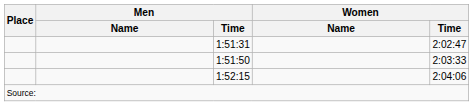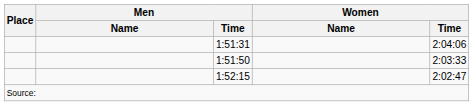(449, 45) 2:02:47 -> (449, 45) 2:04:06
(449, 77) 2:04:06 -> (449, 77) 2:02:47
